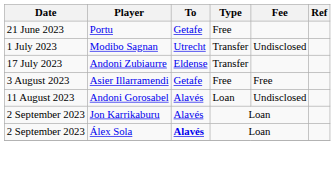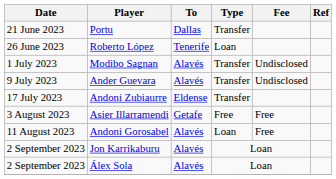(188, 30) Getafe -> (187, 30) Dallas
(222, 30) Free -> (232, 30) Transfer
+ row: (122, 47)
(190, 47) Utrecht -> (188, 64) Alavés
+ row: (123, 81)
(280, 98) Undisclosed -> (264, 132) Free
(189, 132) bold -> (188, 166) normal
